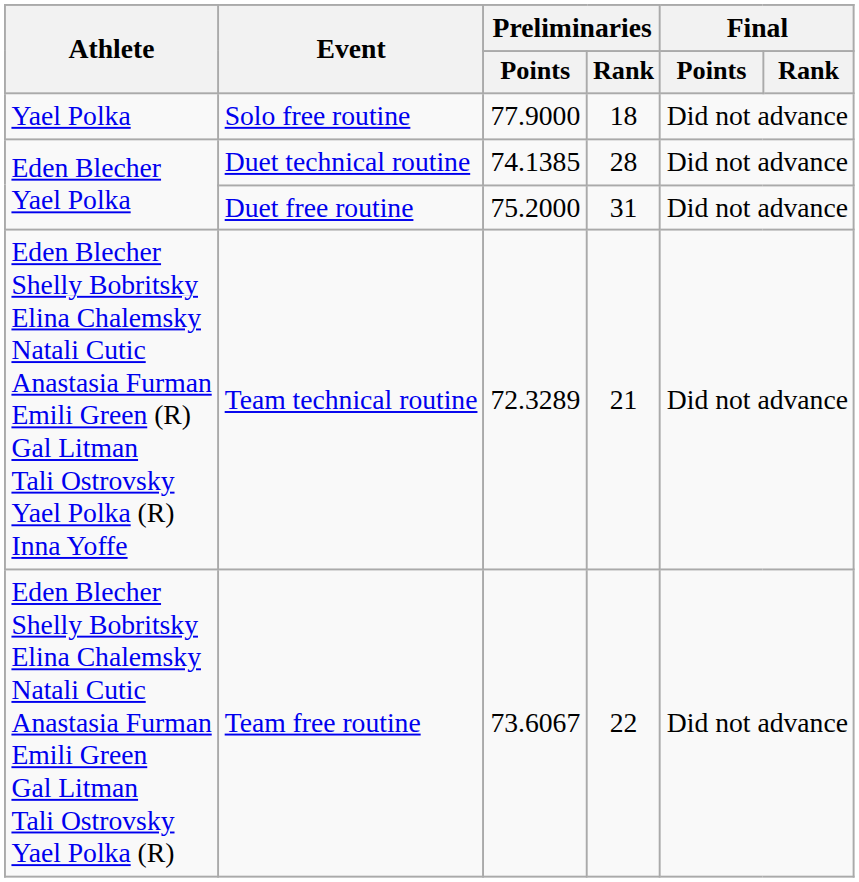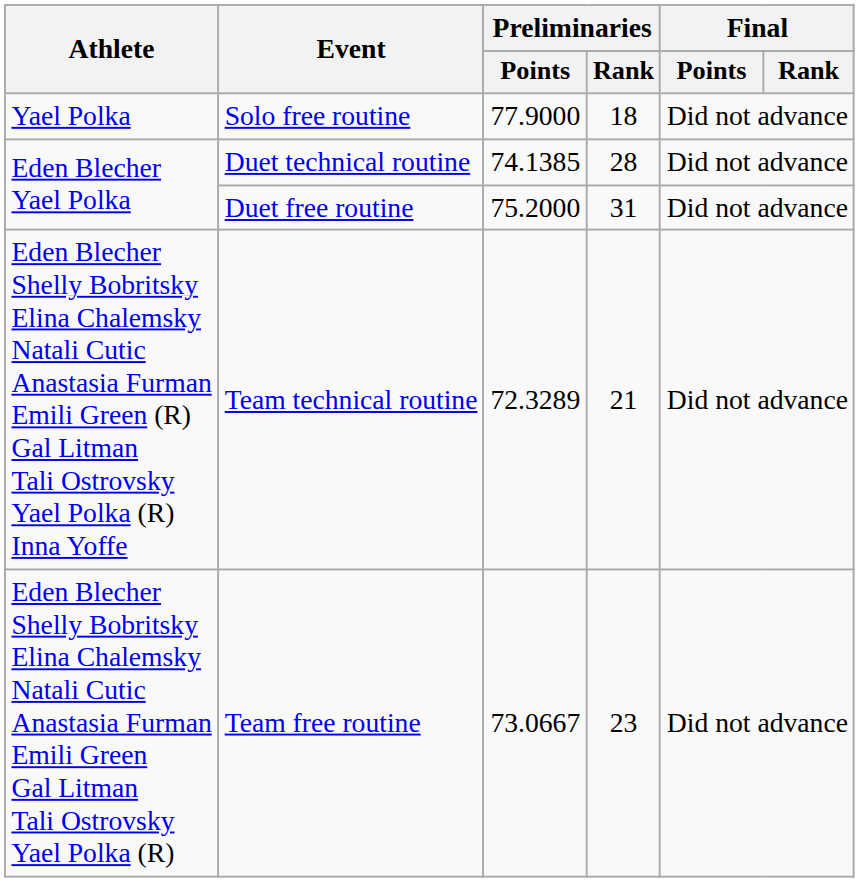(535, 723) 73.6067 -> (535, 723) 73.0667
(624, 723) 22 -> (624, 723) 23
